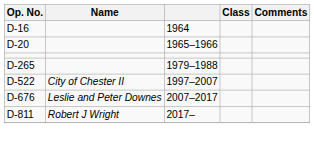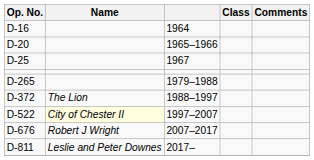+ row: (18, 61)
+ row: (21, 98)
(86, 82) no background -> (86, 114) lightyellow background
(105, 98) Leslie and Peter Downes -> (83, 131) Robert J Wright
(83, 114) Robert J Wright -> (105, 147) Leslie and Peter Downes
